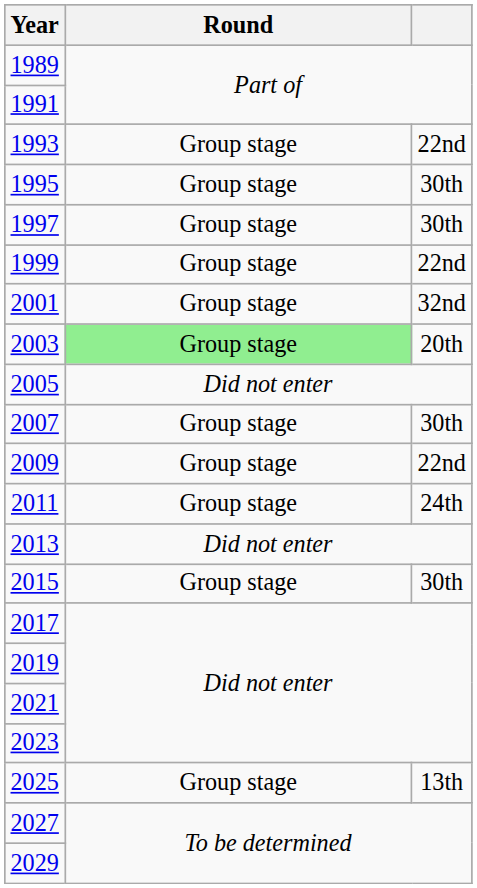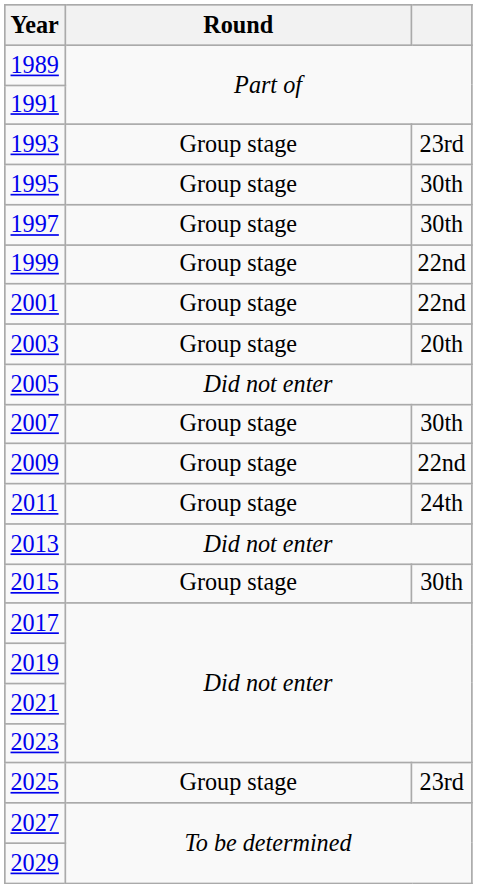(442, 144) 22nd -> (442, 144) 23rd
(442, 304) 32nd -> (442, 304) 22nd
(238, 344) lightgreen background -> (238, 344) no background
(442, 782) 13th -> (442, 782) 23rd
